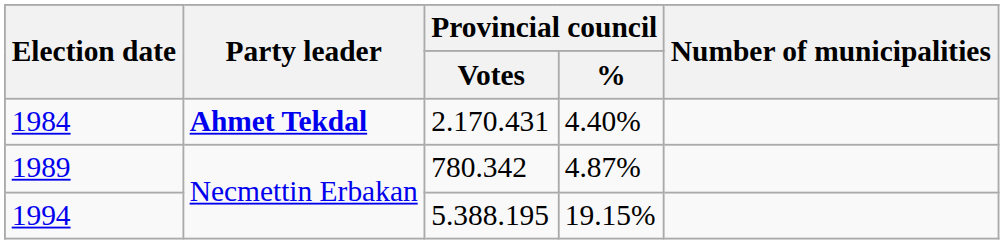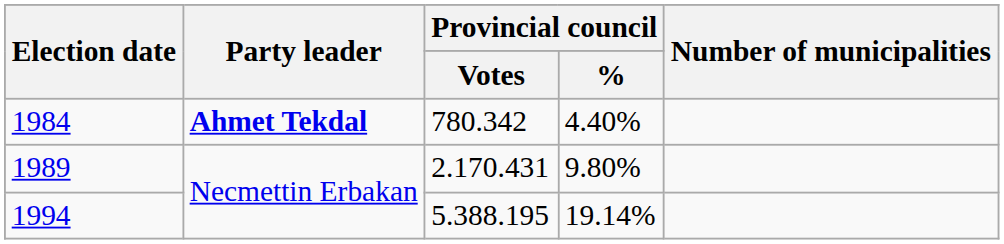(490, 121) 2.170.431 -> (479, 121) 780.342
(479, 167) 780.342 -> (490, 167) 2.170.431
(603, 167) 4.87% -> (603, 167) 9.80%
(610, 214) 19.15% -> (610, 214) 19.14%
